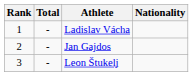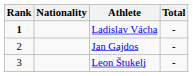columns swapped: (160, 12) <-> (48, 12)
(19, 29) normal -> (19, 29) bold
